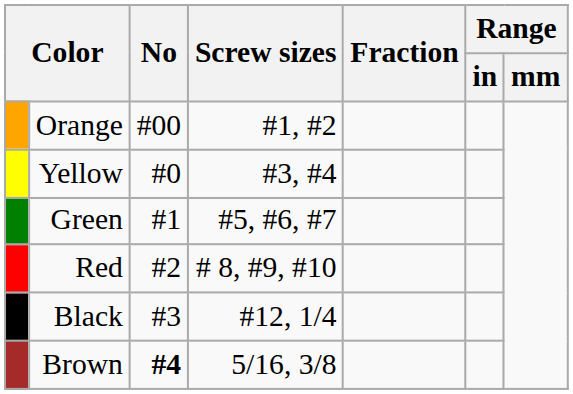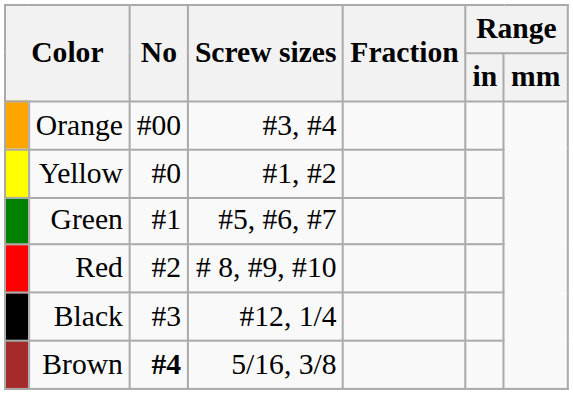(300, 124) #1, #2 -> (300, 124) #3, #4
(300, 172) #3, #4 -> (300, 172) #1, #2
